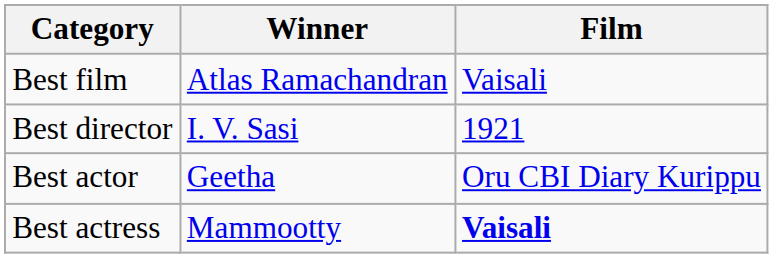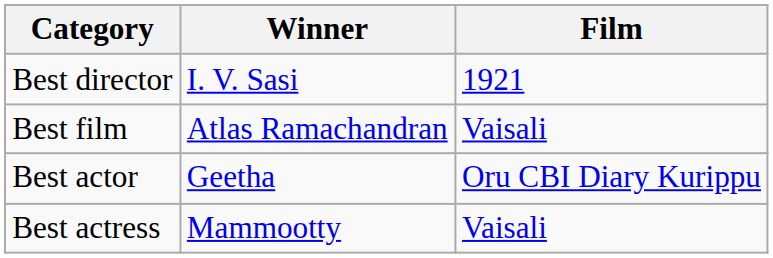rows swapped: (70, 78) <-> (92, 128)
(507, 227) bold -> (504, 227) normal
